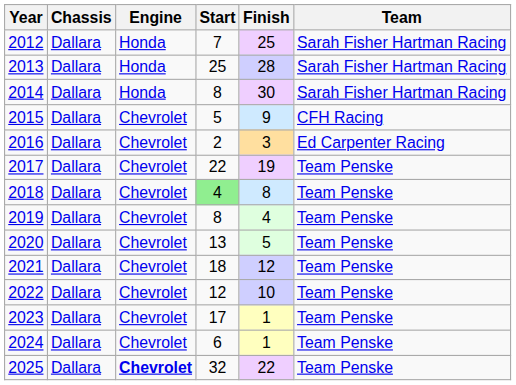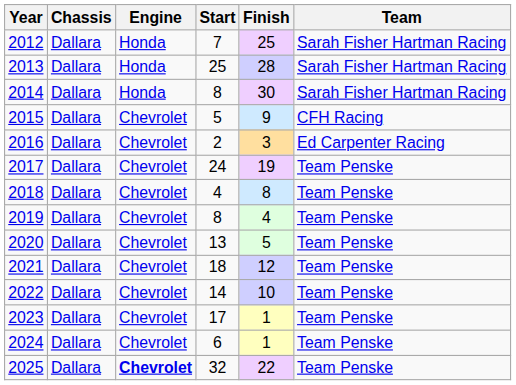(218, 168) 22 -> (218, 168) 24
(218, 193) lightgreen background -> (218, 193) no background
(218, 293) 12 -> (218, 293) 14
